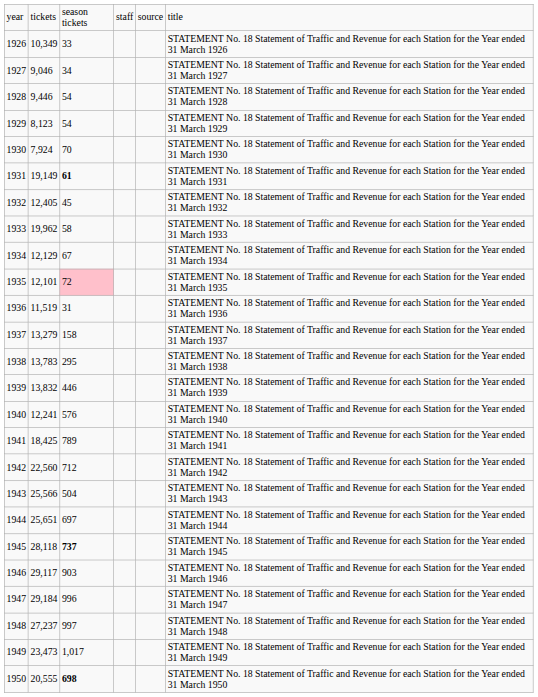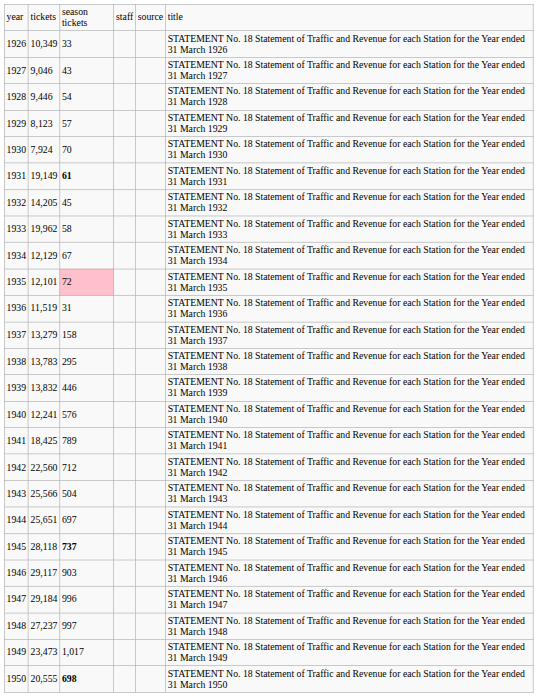(67, 70) 34 -> (67, 70) 43
(67, 123) 54 -> (67, 123) 57
(44, 202) 12,405 -> (44, 202) 14,205
